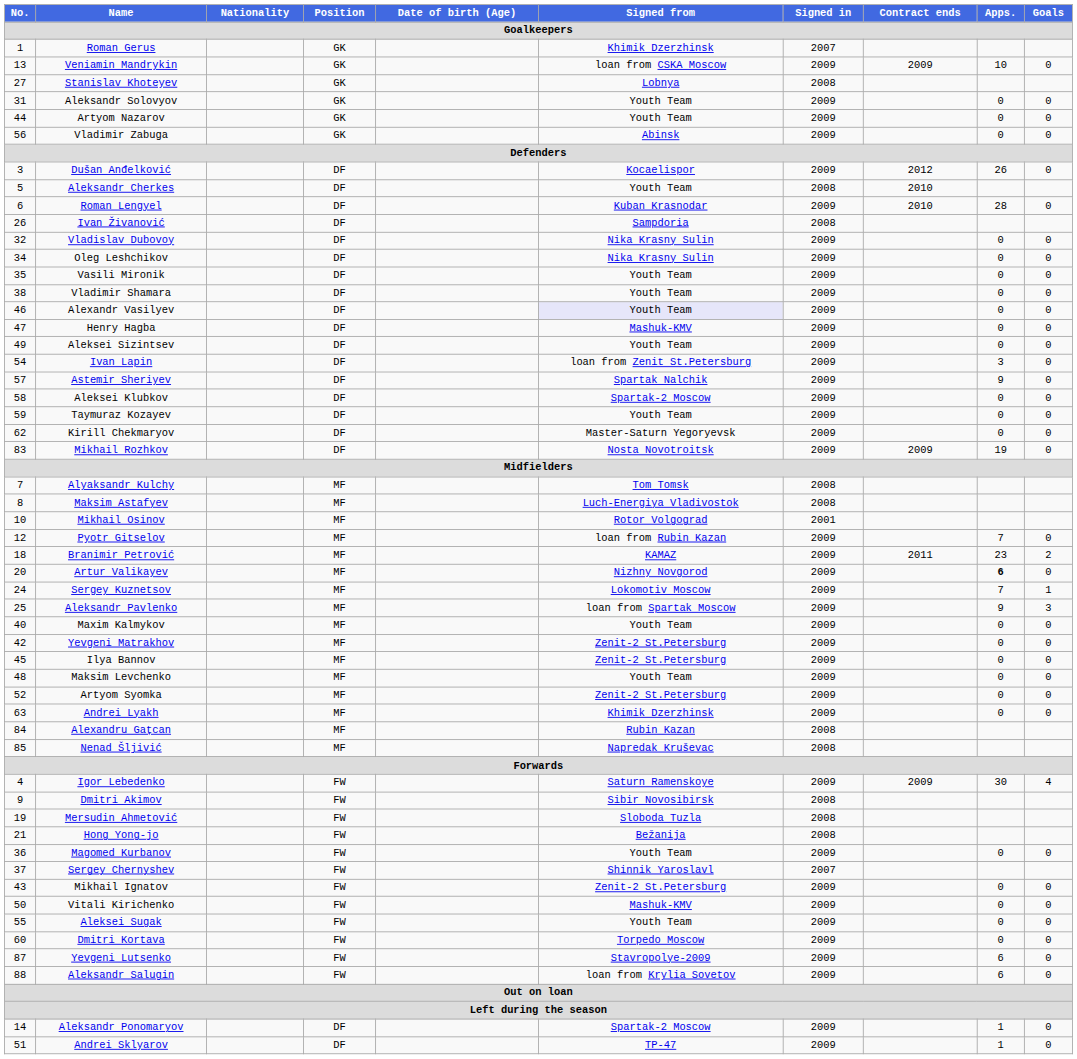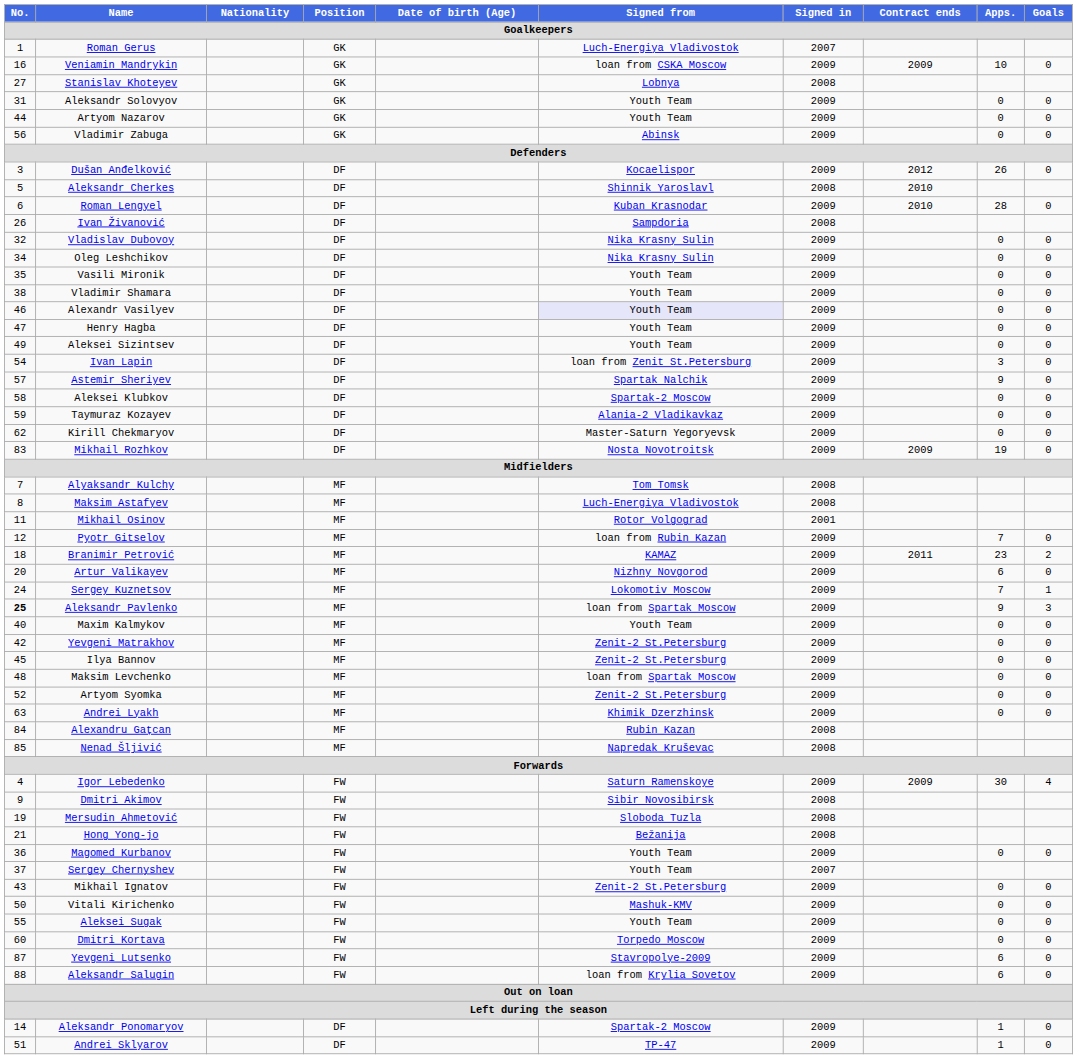(661, 48) Khimik Dzerzhinsk -> (661, 48) Luch-Energiya Vladivostok
(20, 65) 13 -> (20, 65) 16
(661, 188) Youth Team -> (661, 188) Shinnik Yaroslavl
(661, 328) Mashuk-KMV -> (661, 328) Youth Team
(661, 415) Youth Team -> (661, 415) Alania-2 Vladikavkaz
(20, 520) 10 -> (20, 520) 11
(1001, 573) bold -> (1001, 573) normal
(20, 608) normal -> (20, 608) bold
(661, 678) Youth Team -> (661, 678) loan from Spartak Moscow
(661, 870) Shinnik Yaroslavl -> (661, 870) Youth Team
